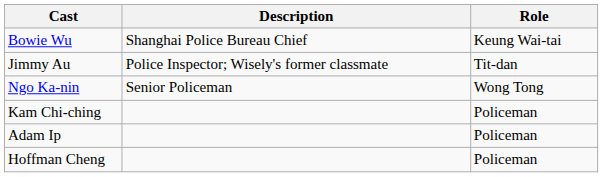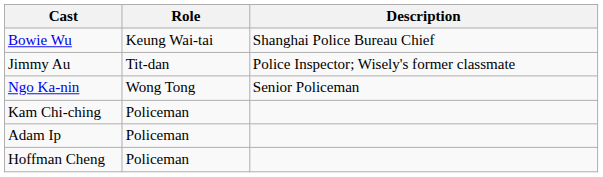columns swapped: (534, 16) <-> (296, 16)
